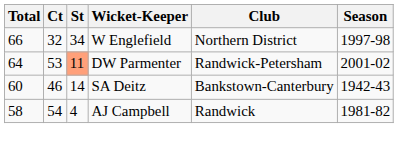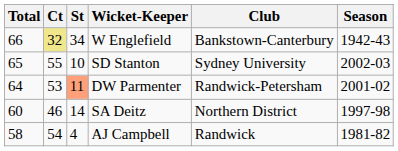(55, 39) no background -> (55, 39) khaki background
(246, 39) Northern District -> (264, 39) Bankstown-Canterbury
(365, 39) 1997-98 -> (365, 39) 1942-43
+ row: (126, 63)
(264, 87) Bankstown-Canterbury -> (246, 110) Northern District
(365, 87) 1942-43 -> (365, 110) 1997-98
